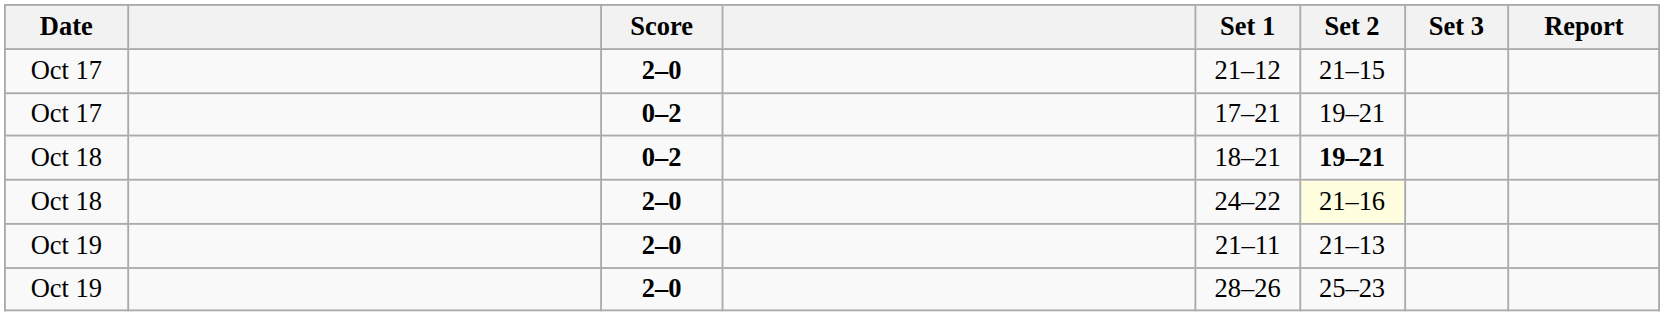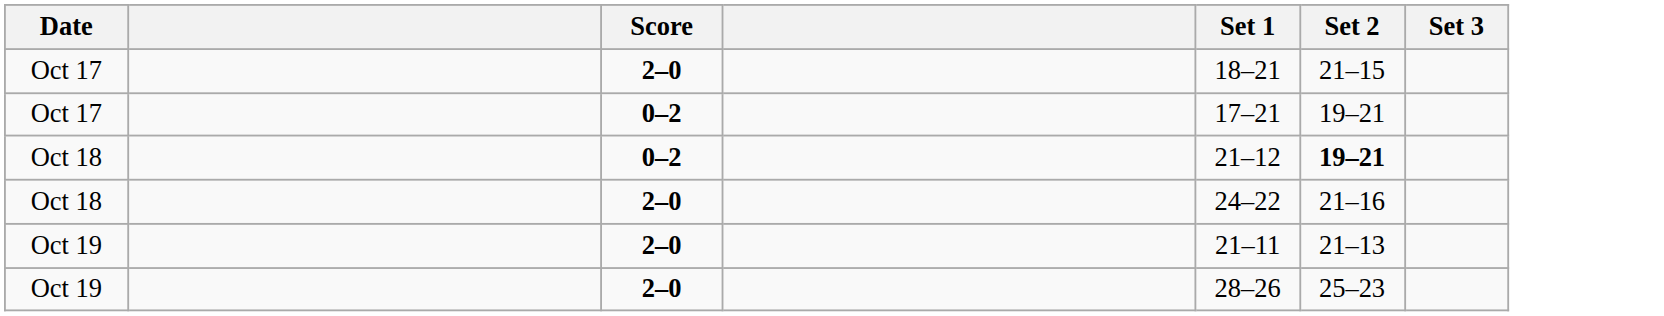- column: (1584, 26)
(1248, 70) 21–12 -> (1248, 70) 18–21
(1248, 157) 18–21 -> (1248, 157) 21–12
(1352, 201) lightyellow background -> (1352, 201) no background
